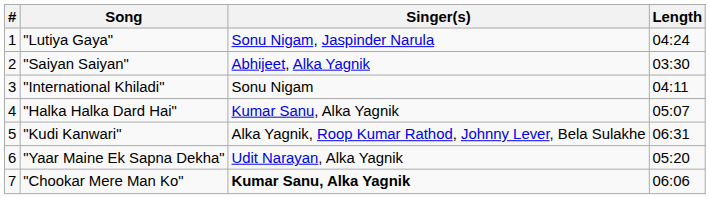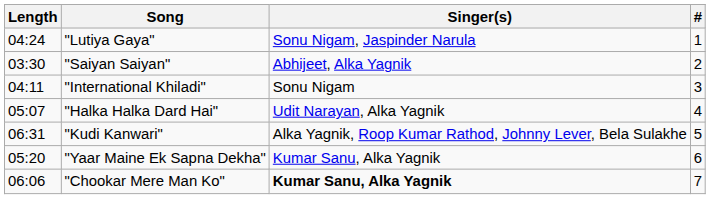columns swapped: (12, 16) <-> (677, 16)
(315, 111) Kumar Sanu, Alka Yagnik -> (359, 111) Udit Narayan, Alka Yagnik
(317, 158) Udit Narayan, Alka Yagnik -> (357, 158) Kumar Sanu, Alka Yagnik
